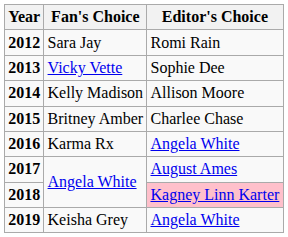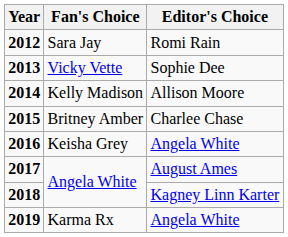(81, 144) Karma Rx -> (88, 144) Keisha Grey
(215, 194) pink background -> (215, 194) no background
(88, 220) Keisha Grey -> (81, 220) Karma Rx
